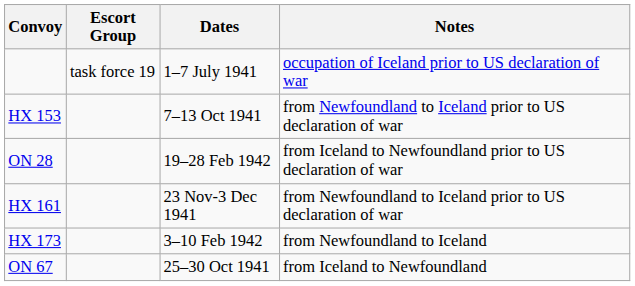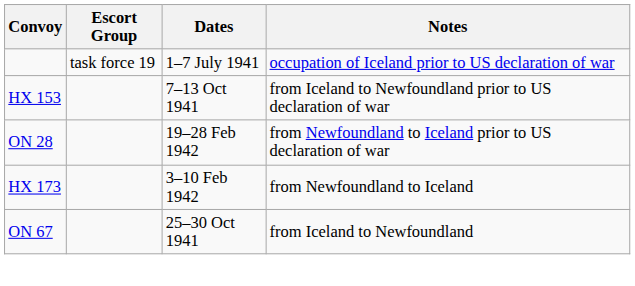(424, 116) from Newfoundland to Iceland prior to US declaration of war -> (411, 97) from Iceland to Newfoundland prior to US declaration of war
(424, 160) from Iceland to Newfoundland prior to US declaration of war -> (411, 142) from Newfoundland to Iceland prior to US declaration of war
- row: (35, 205)
